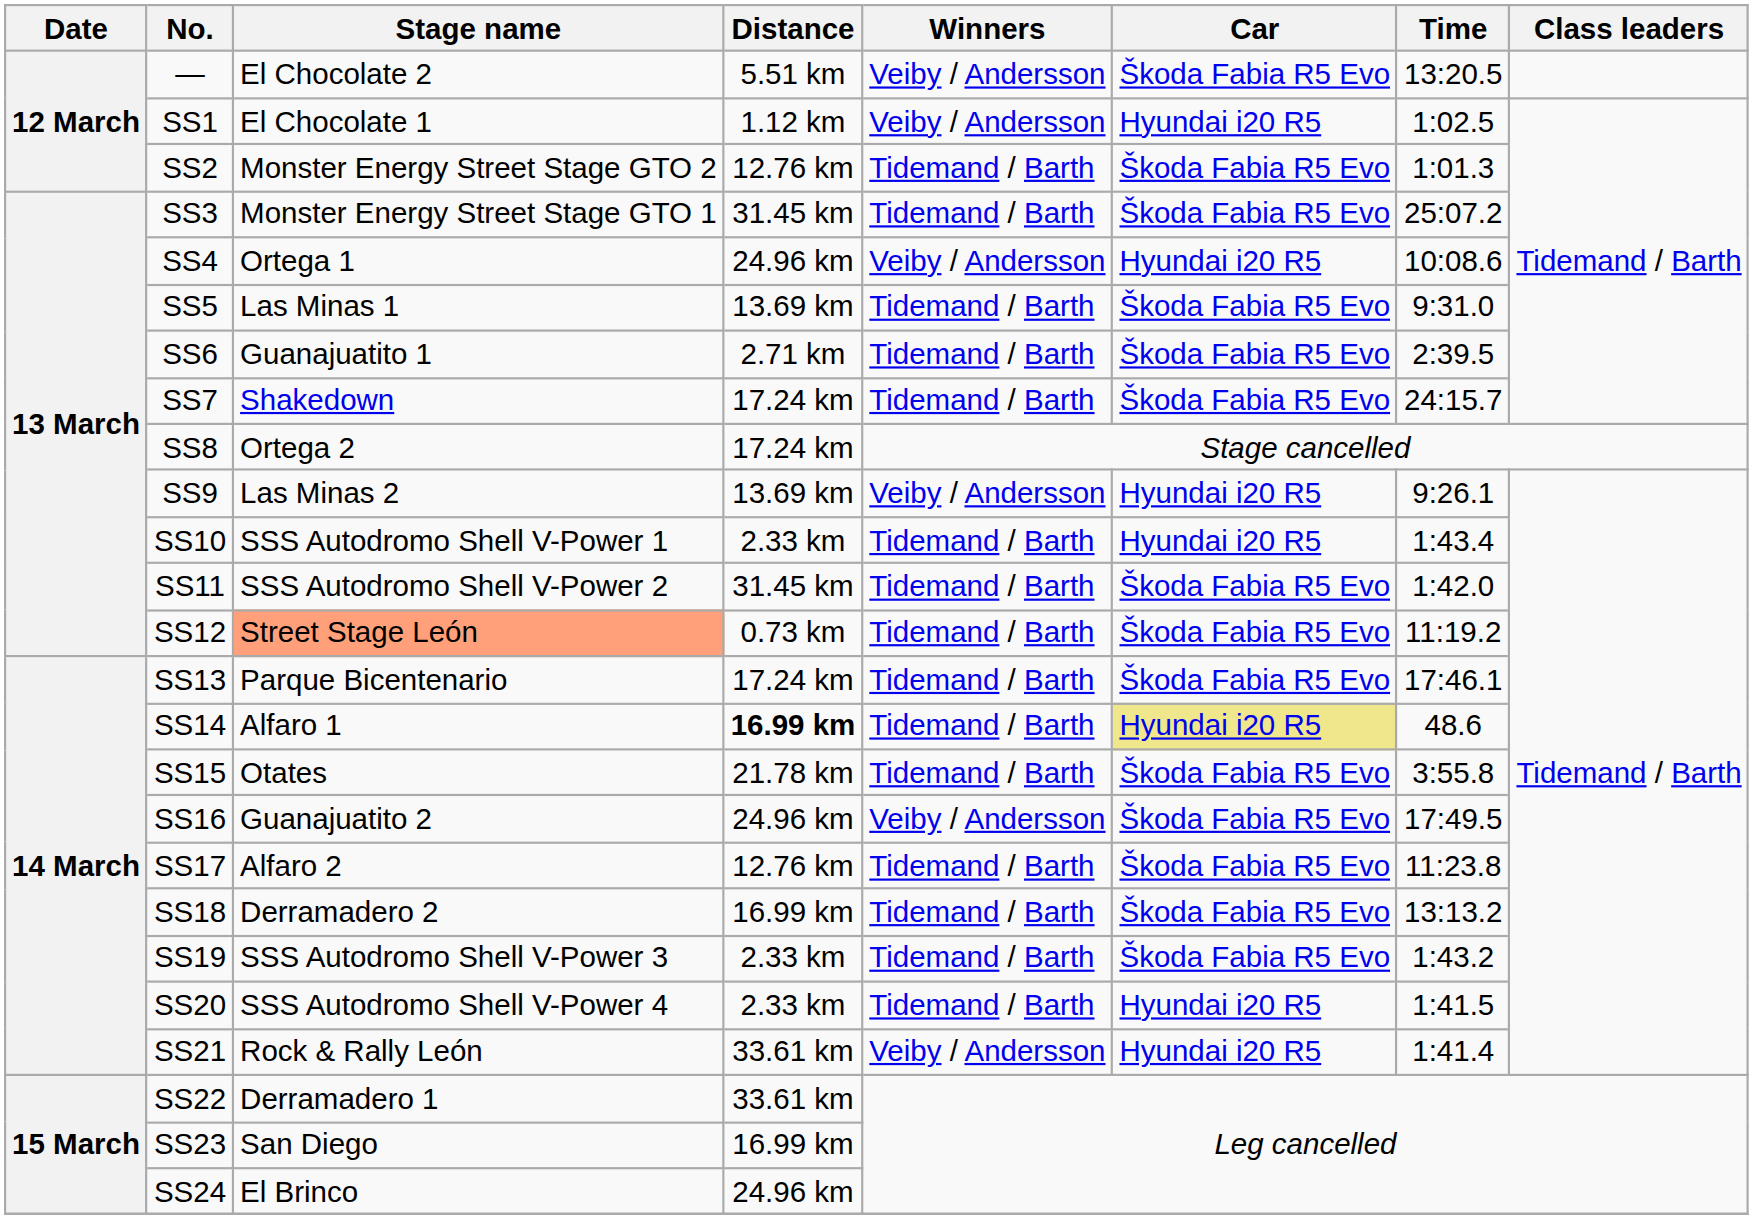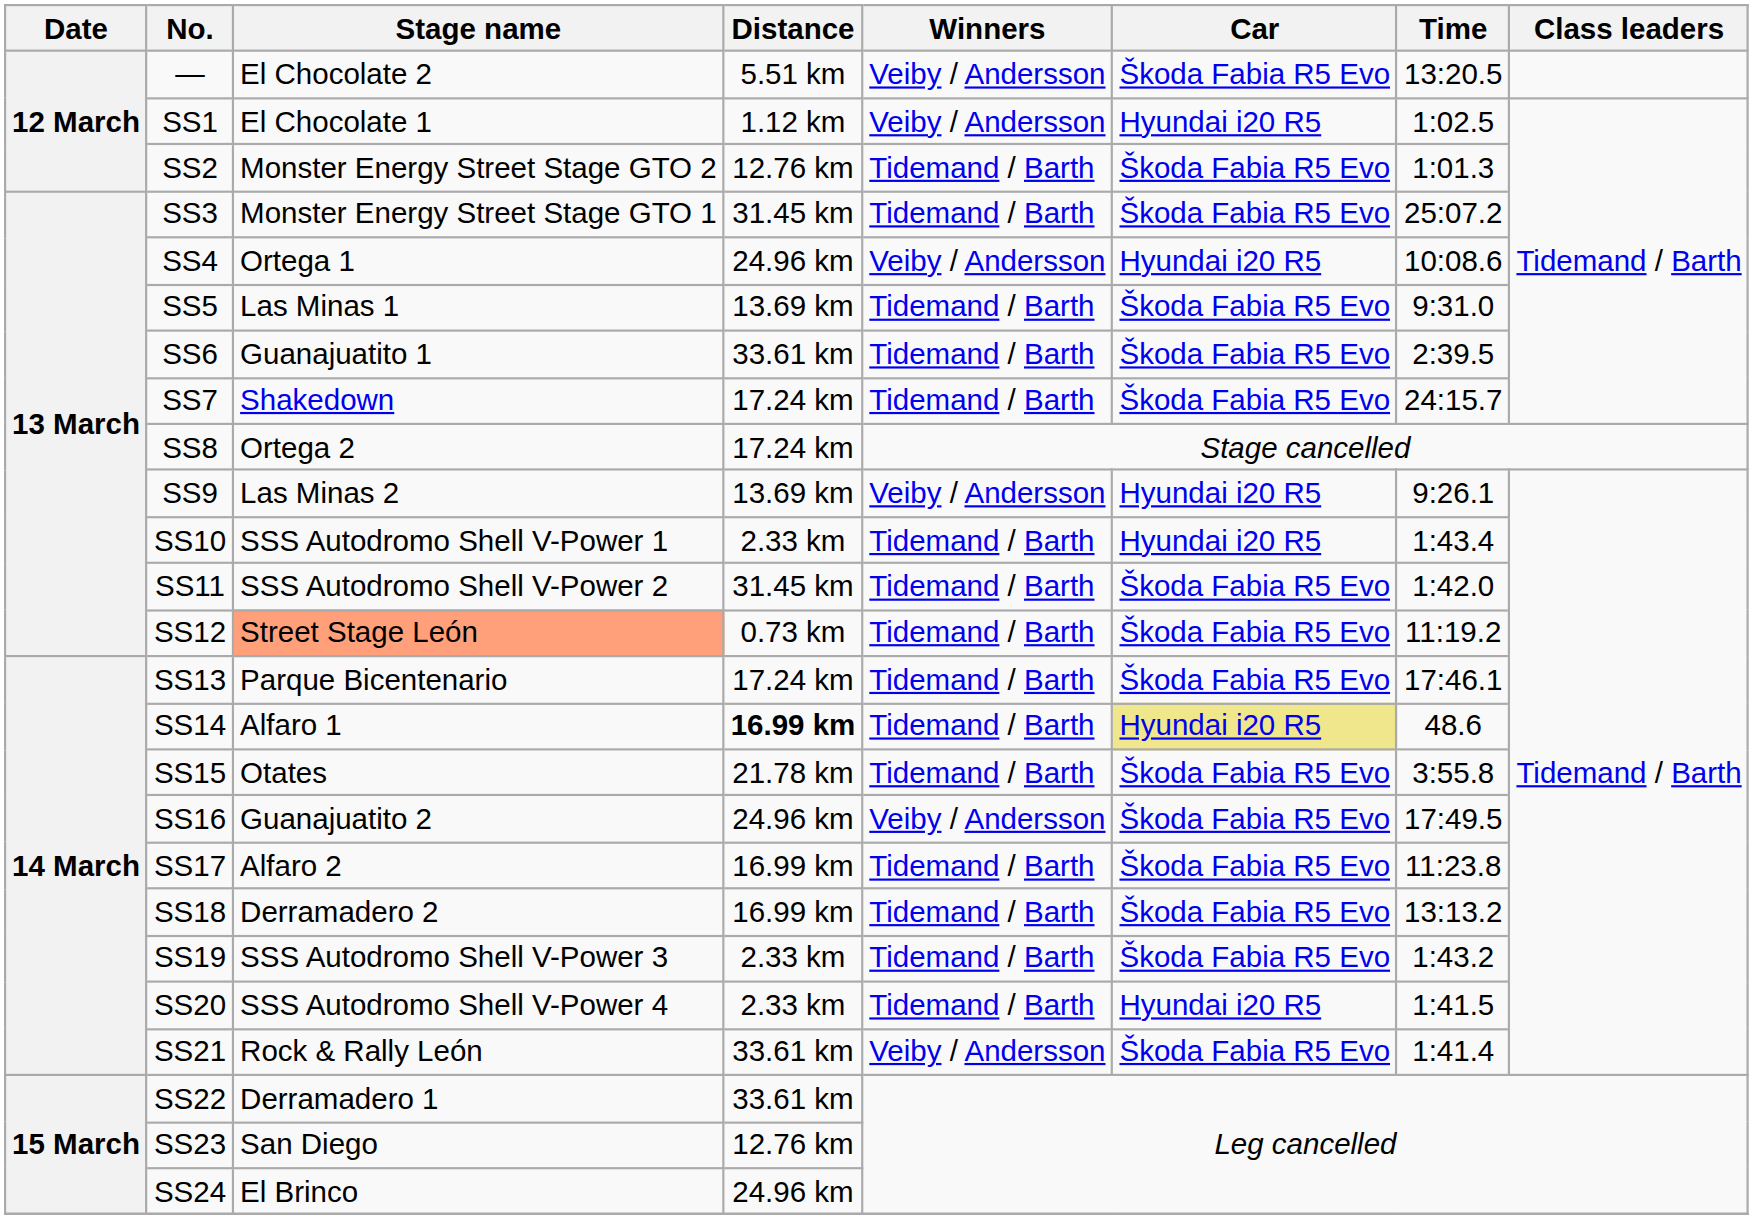(793, 354) 2.71 km -> (793, 354) 33.61 km
(793, 865) 12.76 km -> (793, 865) 16.99 km
(1220, 1051) Hyundai i20 R5 -> (1255, 1051) Škoda Fabia R5 Evo
(793, 1144) 16.99 km -> (793, 1144) 12.76 km
